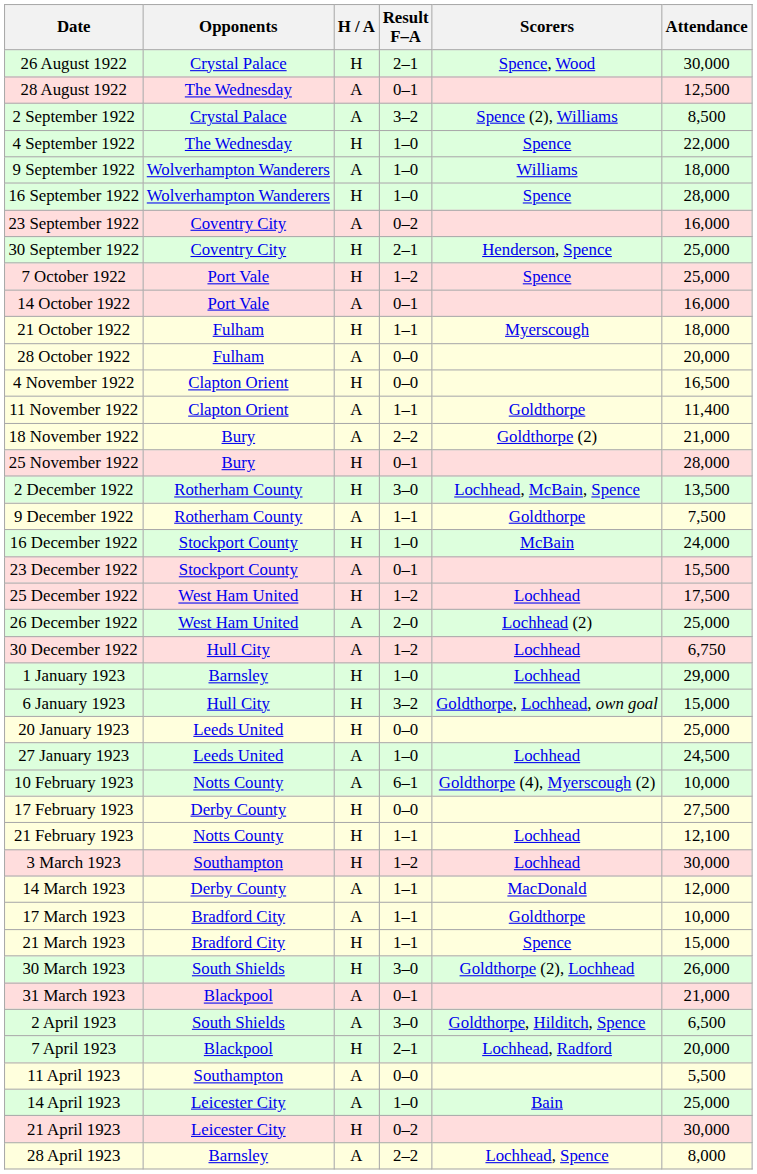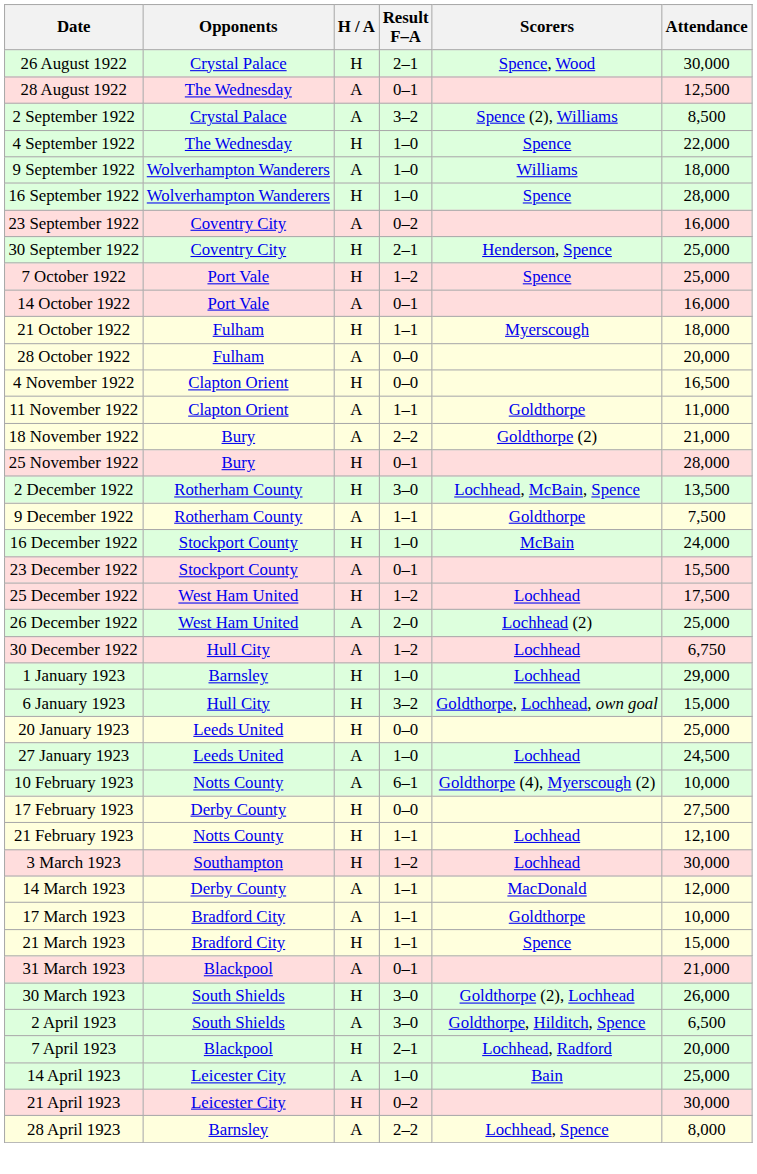(707, 409) 11,400 -> (707, 409) 11,000
rows swapped: (74, 969) <-> (74, 995)
- row: (74, 1075)
